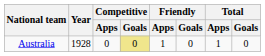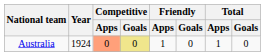(81, 43) 1928 -> (81, 43) 1924
(107, 43) no background -> (107, 43) lightsalmon background
